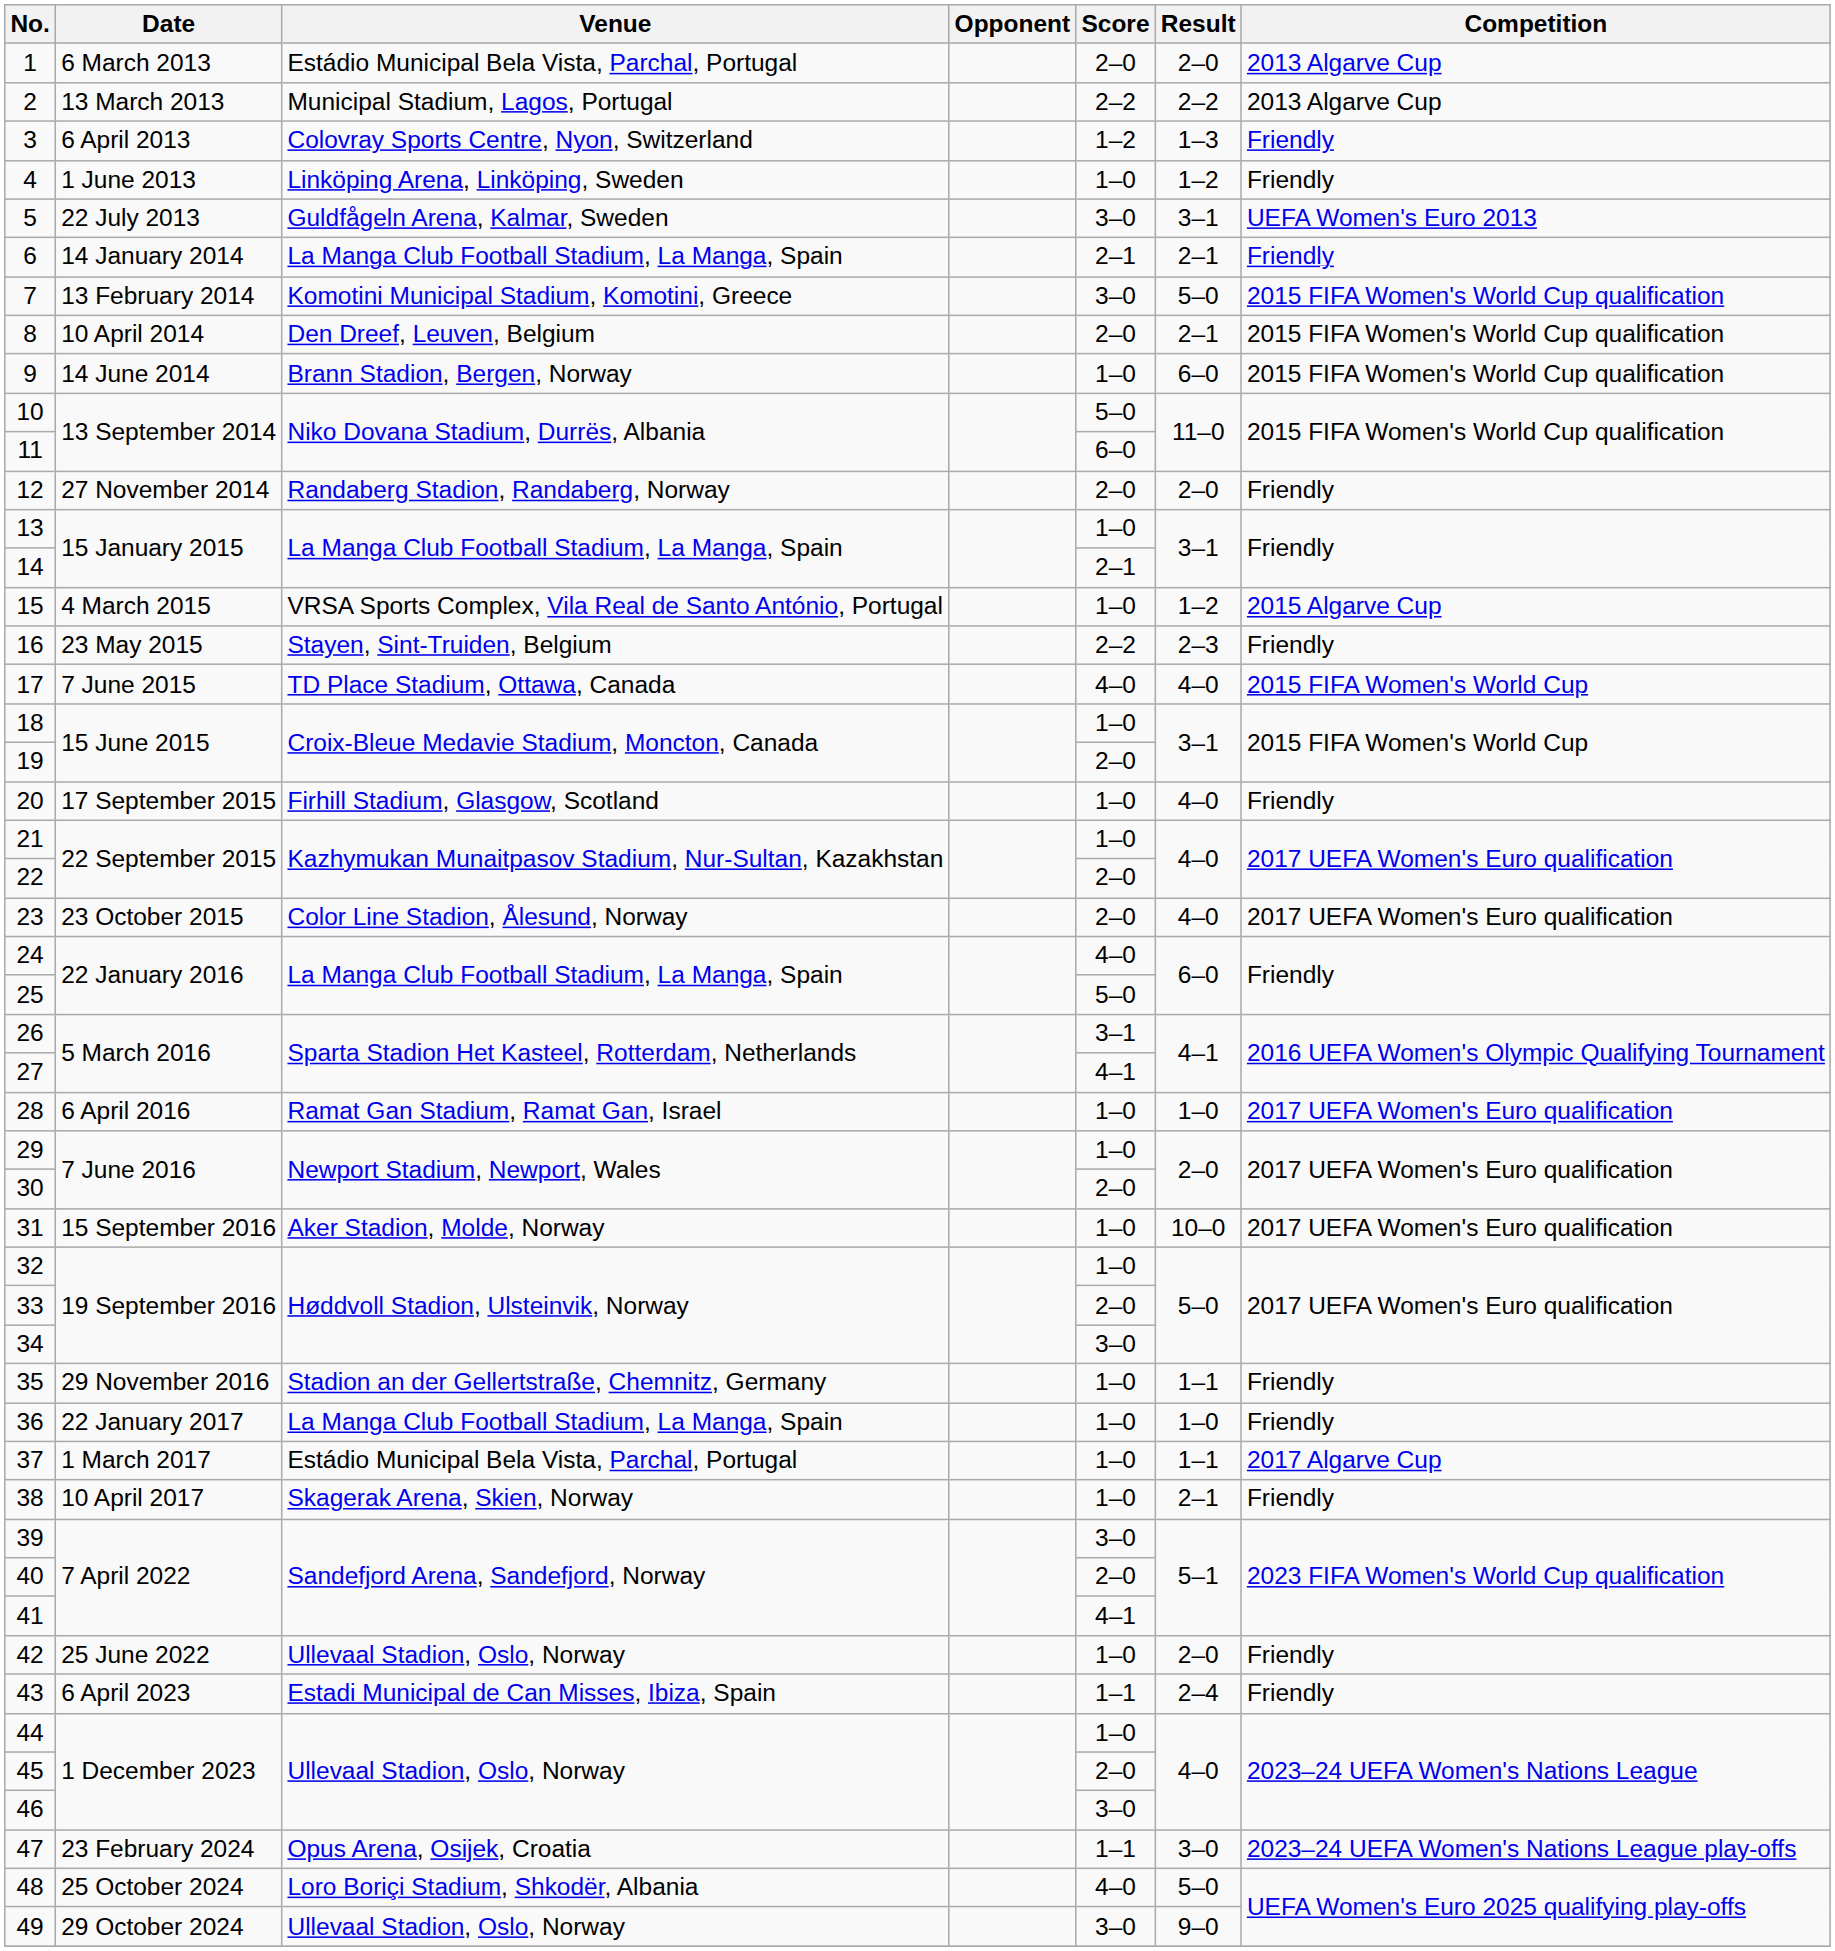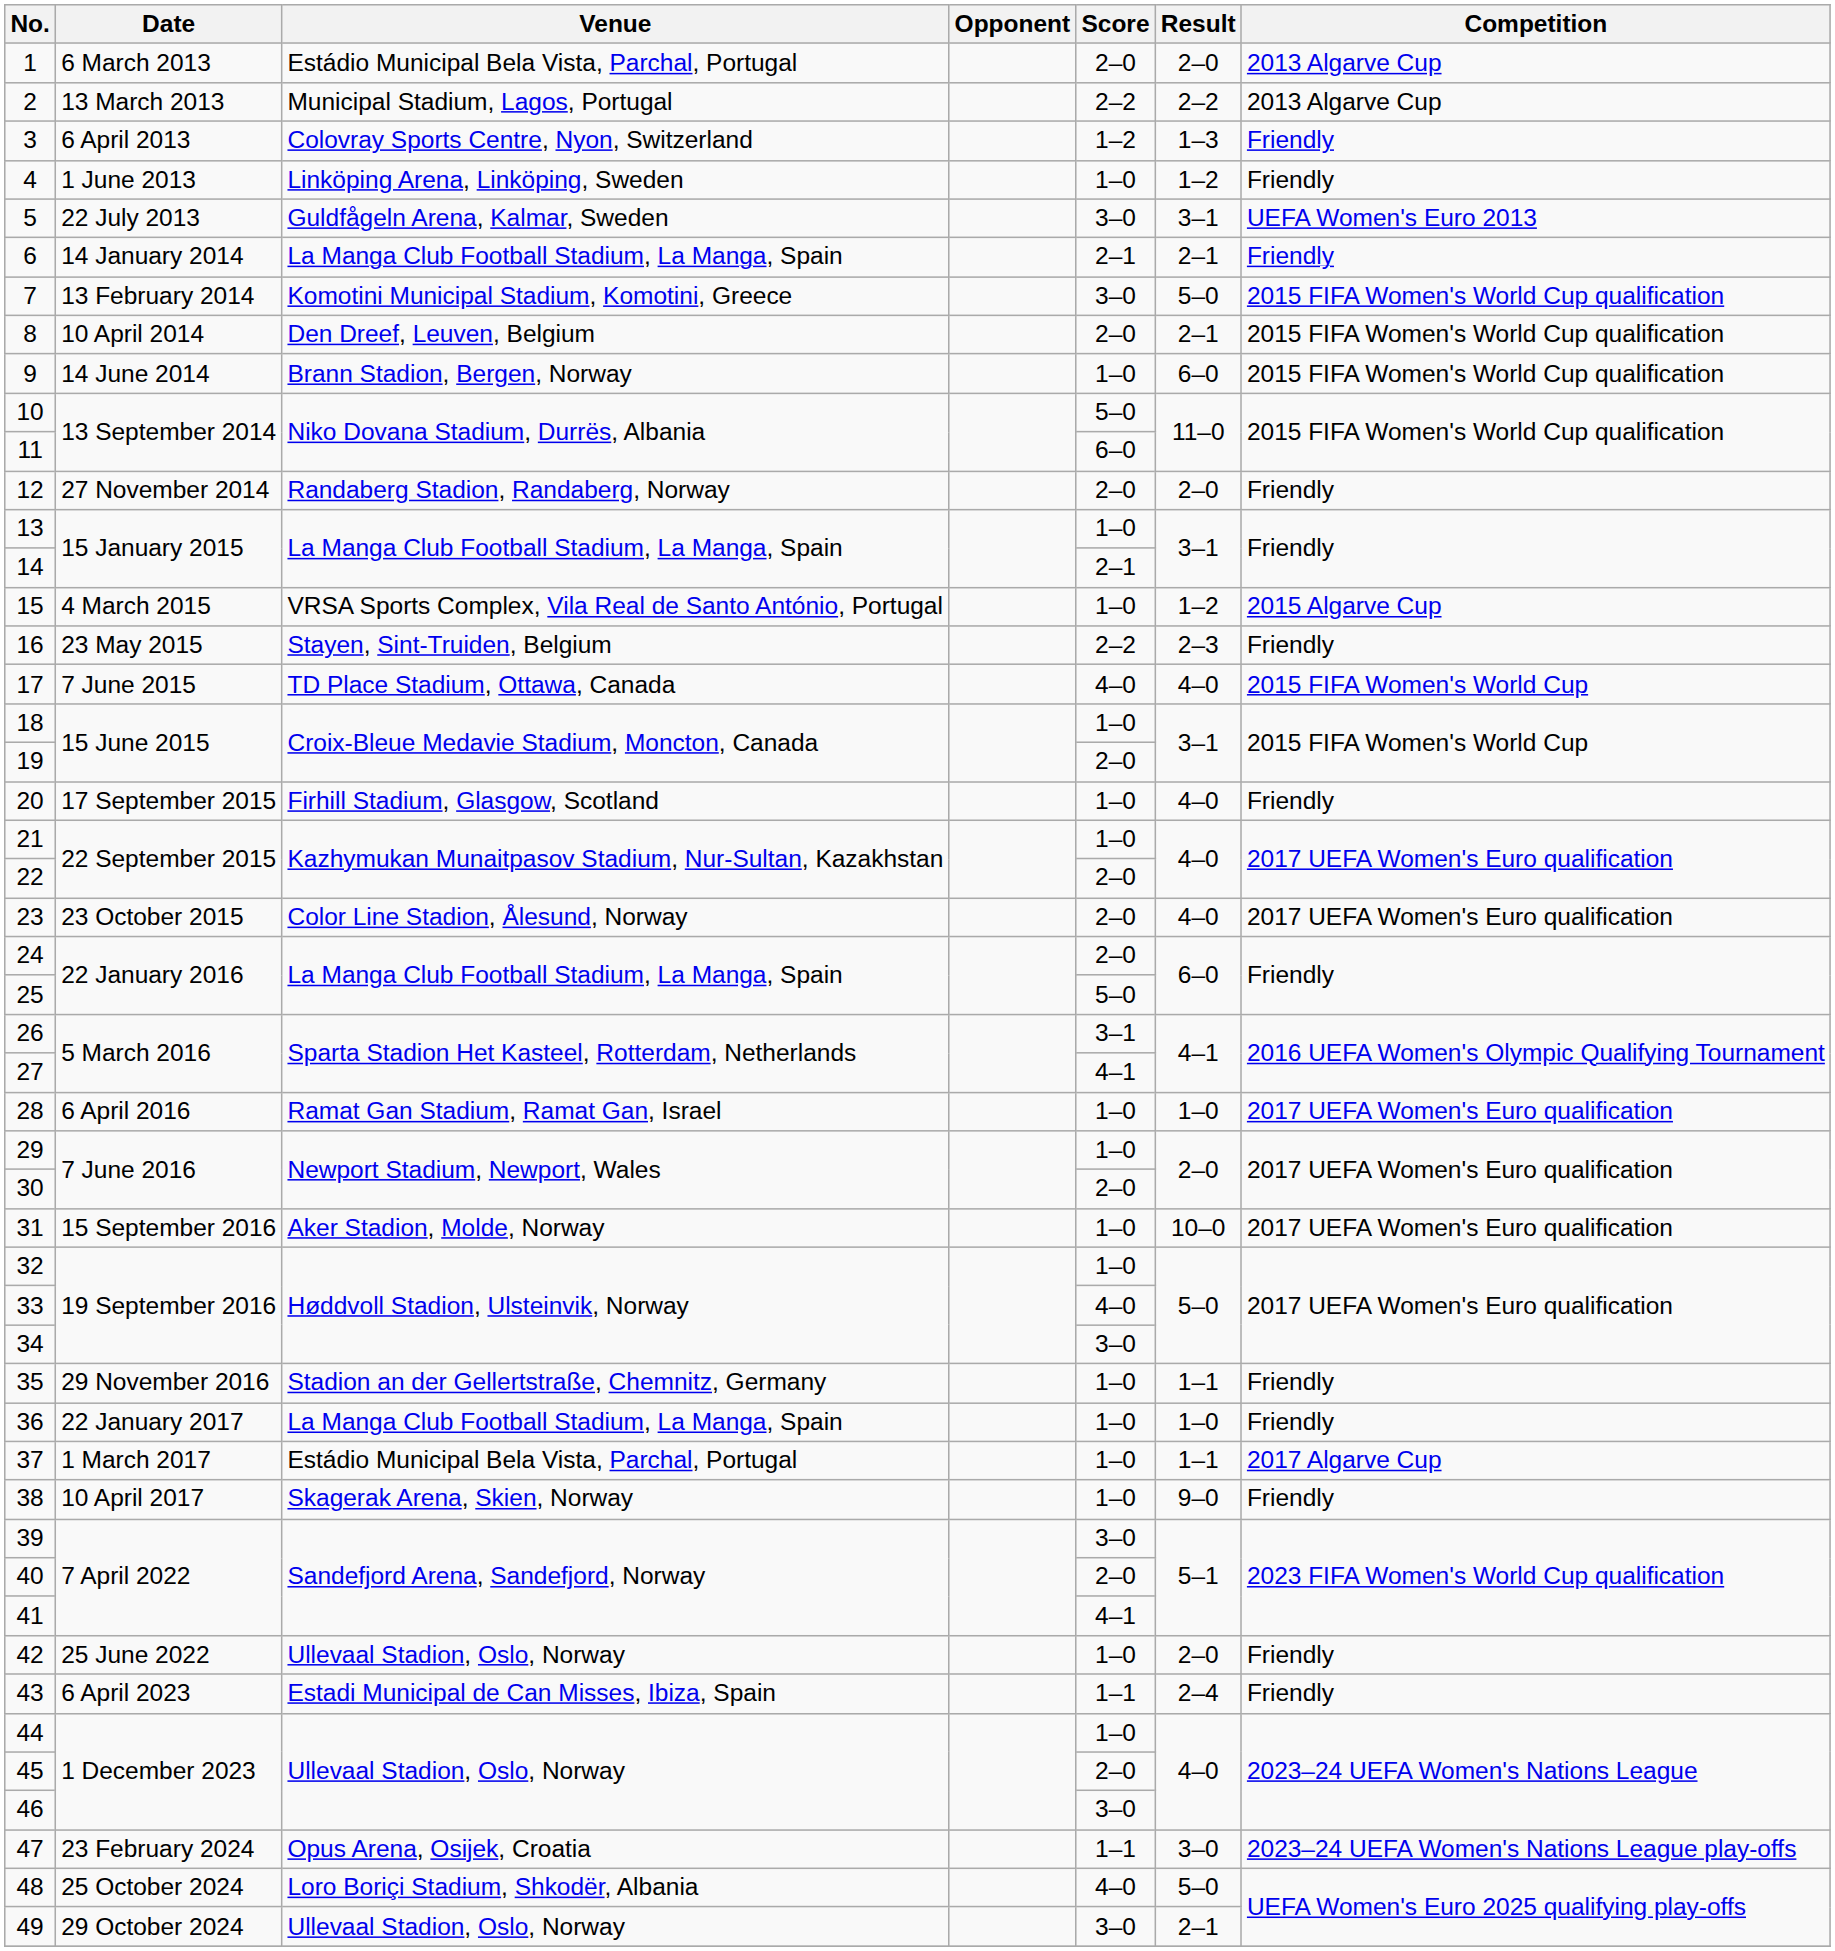(1115, 955) 4–0 -> (1115, 955) 2–0
(1115, 1305) 2–0 -> (1115, 1305) 4–0
(1198, 1499) 2–1 -> (1198, 1499) 9–0
(1198, 1926) 9–0 -> (1198, 1926) 2–1
